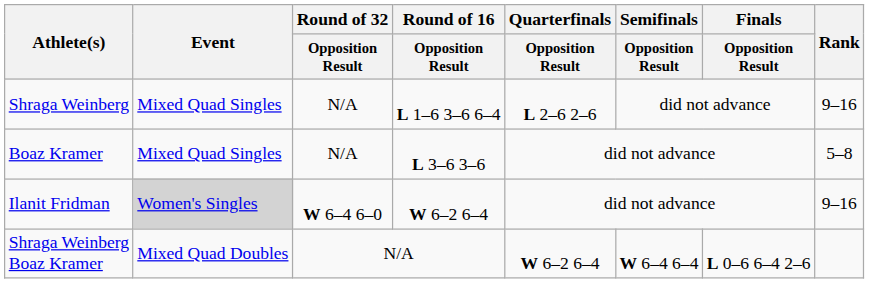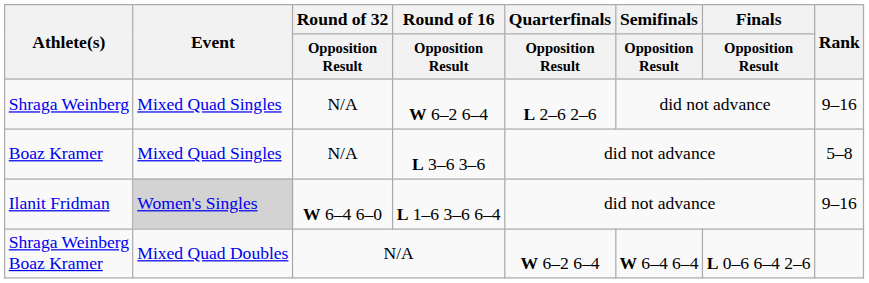(449, 114) L 1–6 3–6 6–4 -> (449, 114) W 6–2 6–4
(449, 214) W 6–2 6–4 -> (449, 214) L 1–6 3–6 6–4
